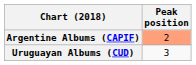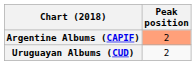(167, 53) 3 -> (167, 53) 2
